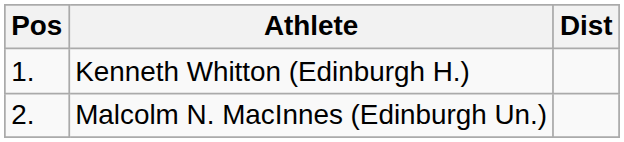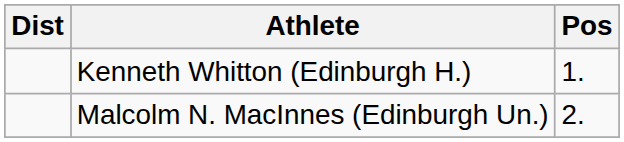columns swapped: (37, 26) <-> (586, 26)
